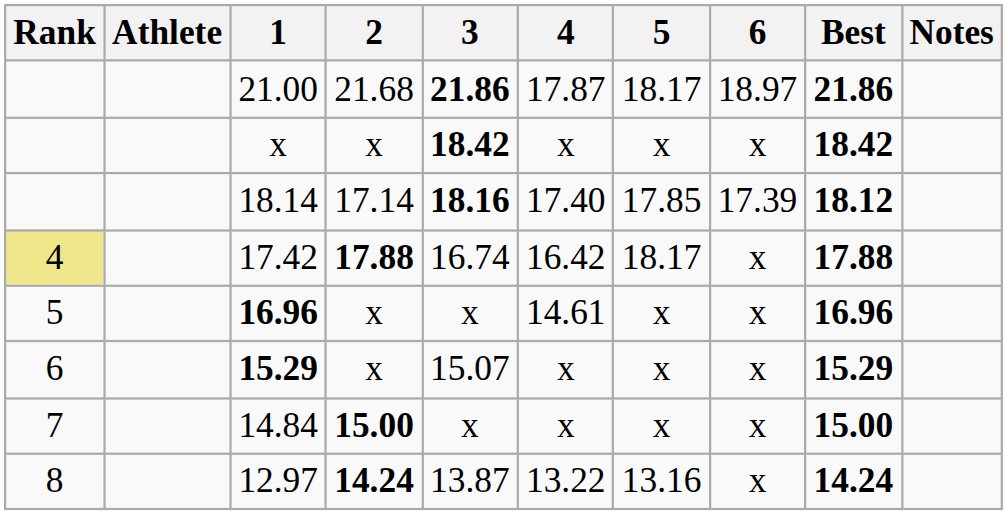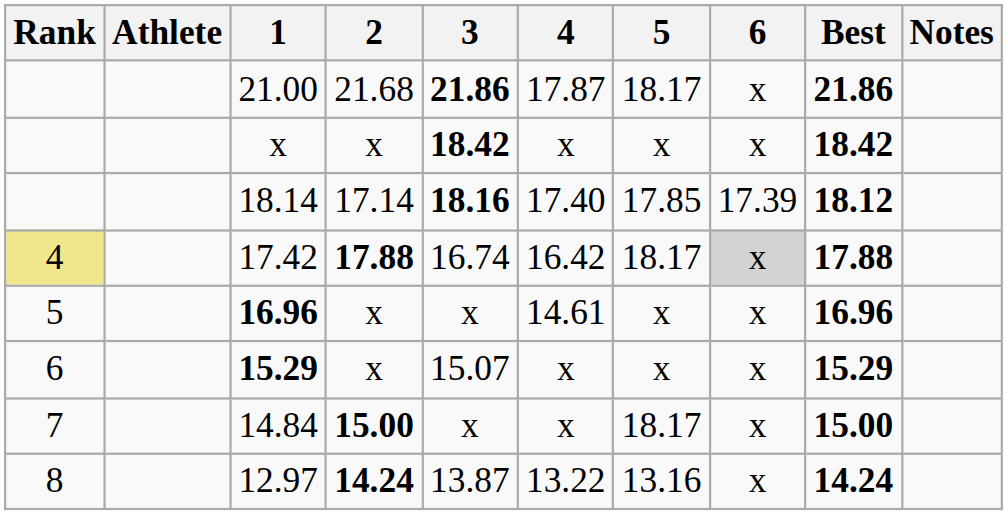(757, 88) 18.97 -> (757, 88) x
(757, 256) no background -> (757, 256) lightgrey background
(662, 425) x -> (662, 425) 18.17
